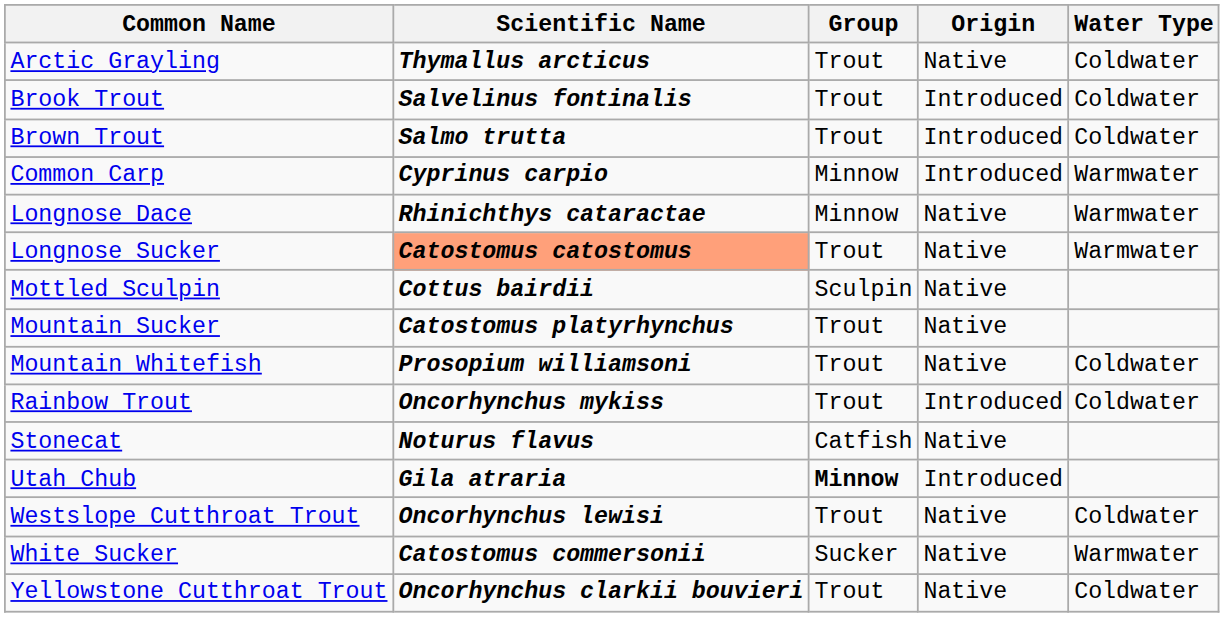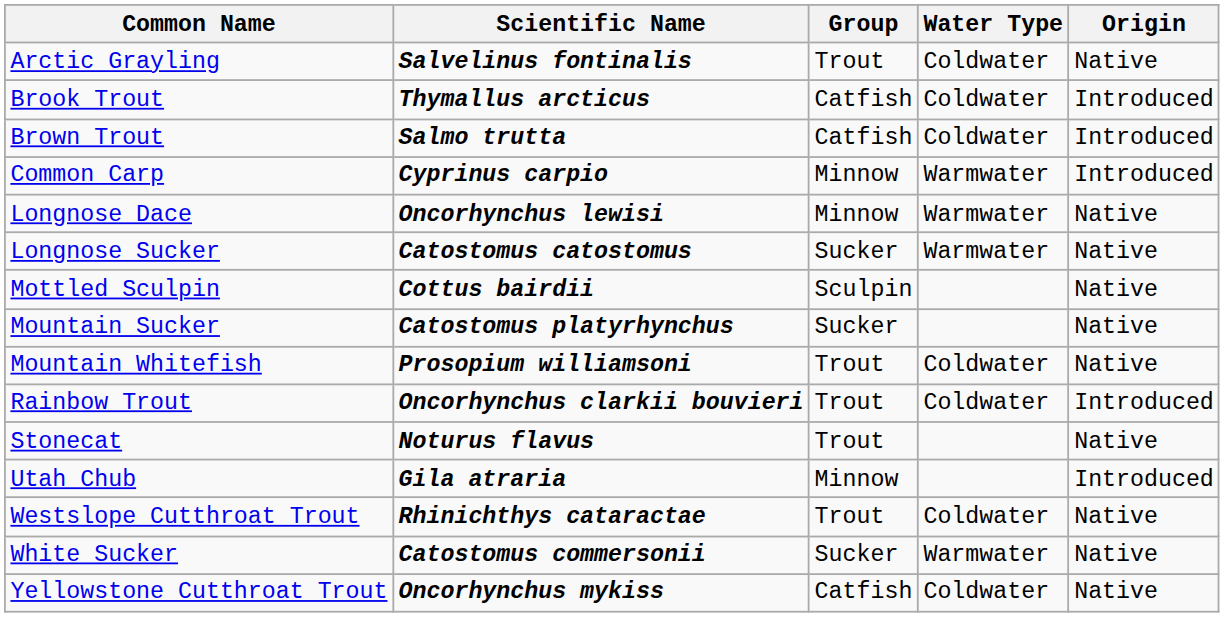columns swapped: (1144, 24) <-> (993, 24)
(524, 62) Thymallus arcticus -> (545, 62) Salvelinus fontinalis
(545, 100) Salvelinus fontinalis -> (524, 100) Thymallus arcticus
(850, 100) Trout -> (863, 100) Catfish
(850, 138) Trout -> (863, 138) Catfish
(552, 213) Rhinichthys cataractae -> (531, 213) Oncorhynchus lewisi
(545, 251) lightsalmon background -> (545, 251) no background
(850, 251) Trout -> (857, 251) Sucker
(850, 327) Trout -> (857, 327) Sucker
(531, 403) Oncorhynchus mykiss -> (601, 403) Oncorhynchus clarkii bouvieri
(863, 441) Catfish -> (850, 441) Trout
(857, 479) bold -> (857, 479) normal
(531, 517) Oncorhynchus lewisi -> (552, 517) Rhinichthys cataractae
(601, 593) Oncorhynchus clarkii bouvieri -> (531, 593) Oncorhynchus mykiss
(850, 593) Trout -> (863, 593) Catfish
